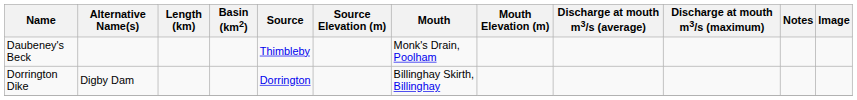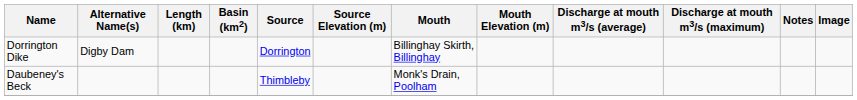rows swapped: (35, 51) <-> (32, 81)
